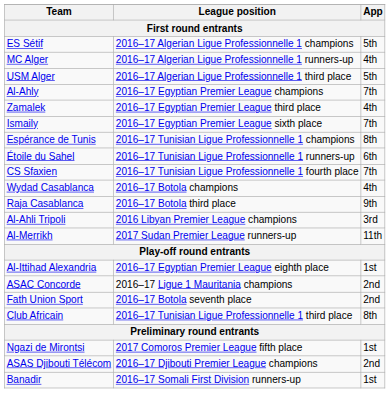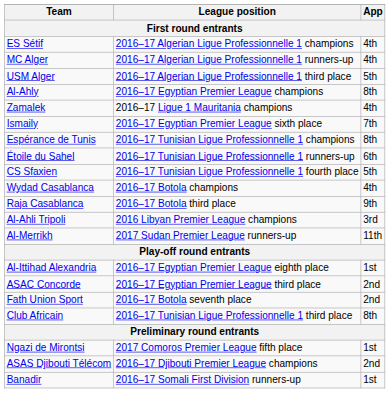(370, 44) 5th -> (370, 44) 4th
(370, 92) 7th -> (370, 92) 8th
(218, 108) 2016–17 Egyptian Premier League third place -> (204, 108) 2016–17 Ligue 1 Mauritania champions
(370, 172) 7th -> (370, 172) 5th
(204, 284) 2016–17 Ligue 1 Mauritania champions -> (218, 284) 2016–17 Egyptian Premier League third place
